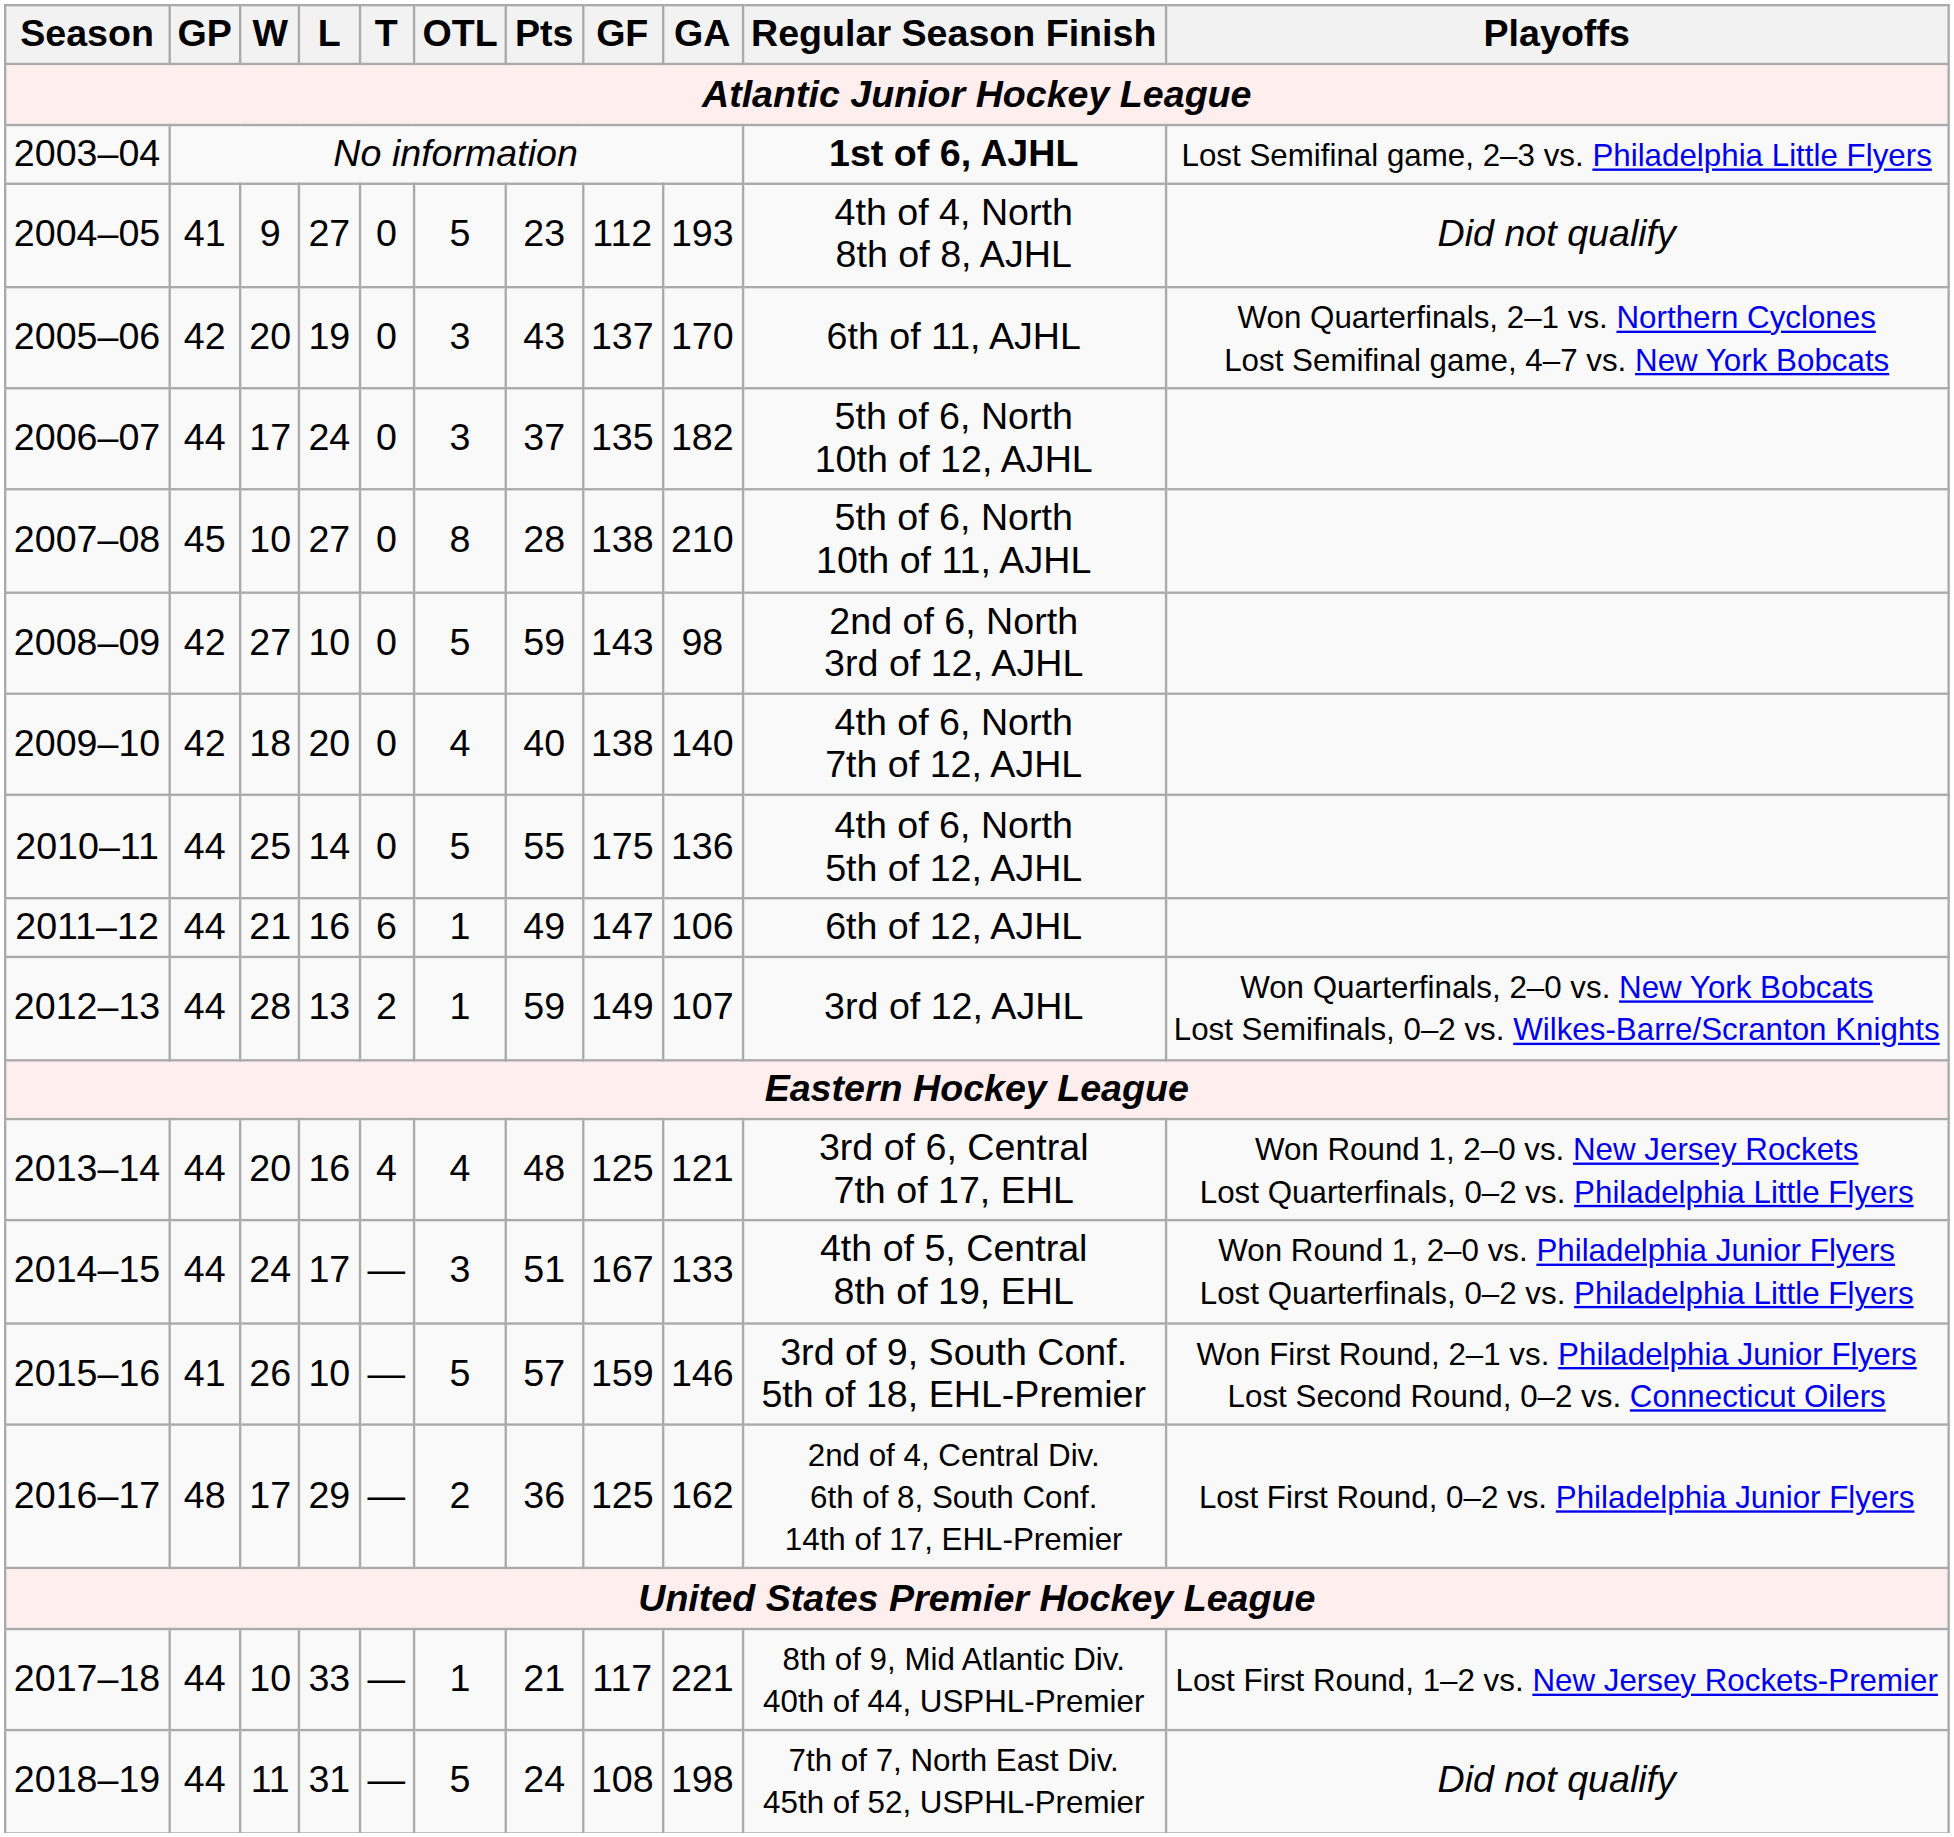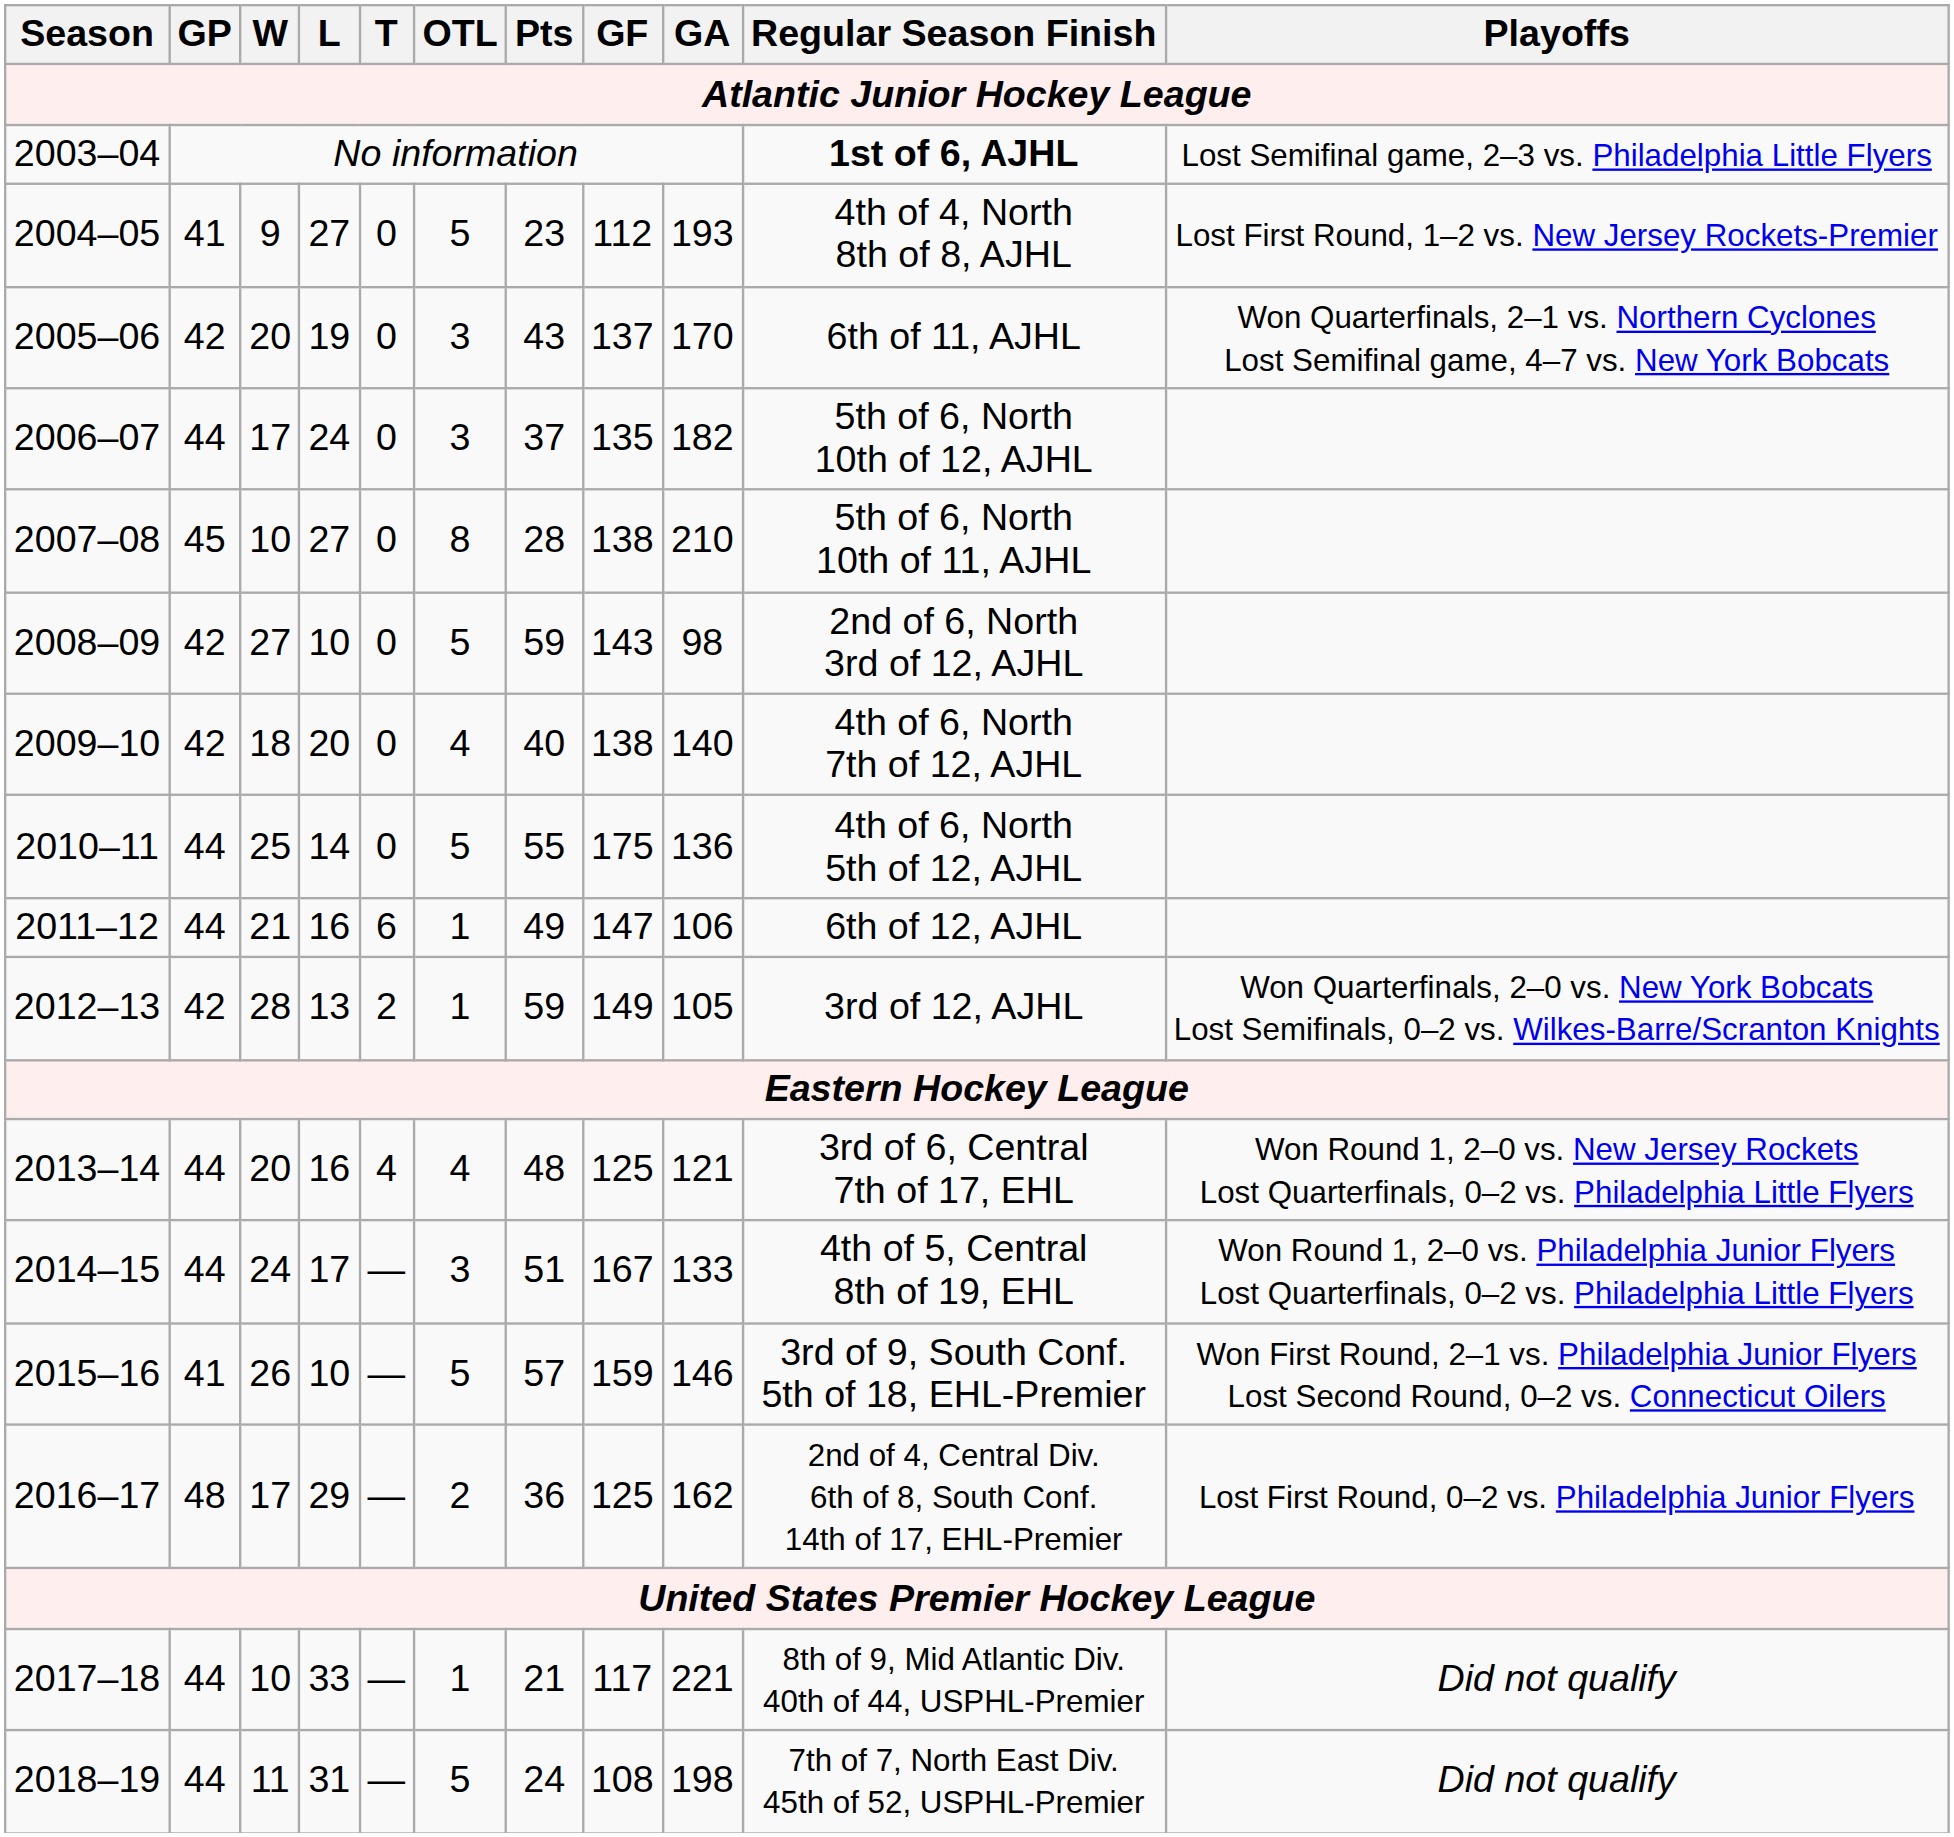(1557, 234) Did not qualify -> (1557, 236) Lost First Round, 1–2 vs. New Jersey Rockets-Premier
(205, 1007) 44 -> (205, 1007) 42
(702, 1007) 107 -> (702, 1007) 105
(1557, 1681) Lost First Round, 1–2 vs. New Jersey Rockets-Premier -> (1557, 1678) Did not qualify
